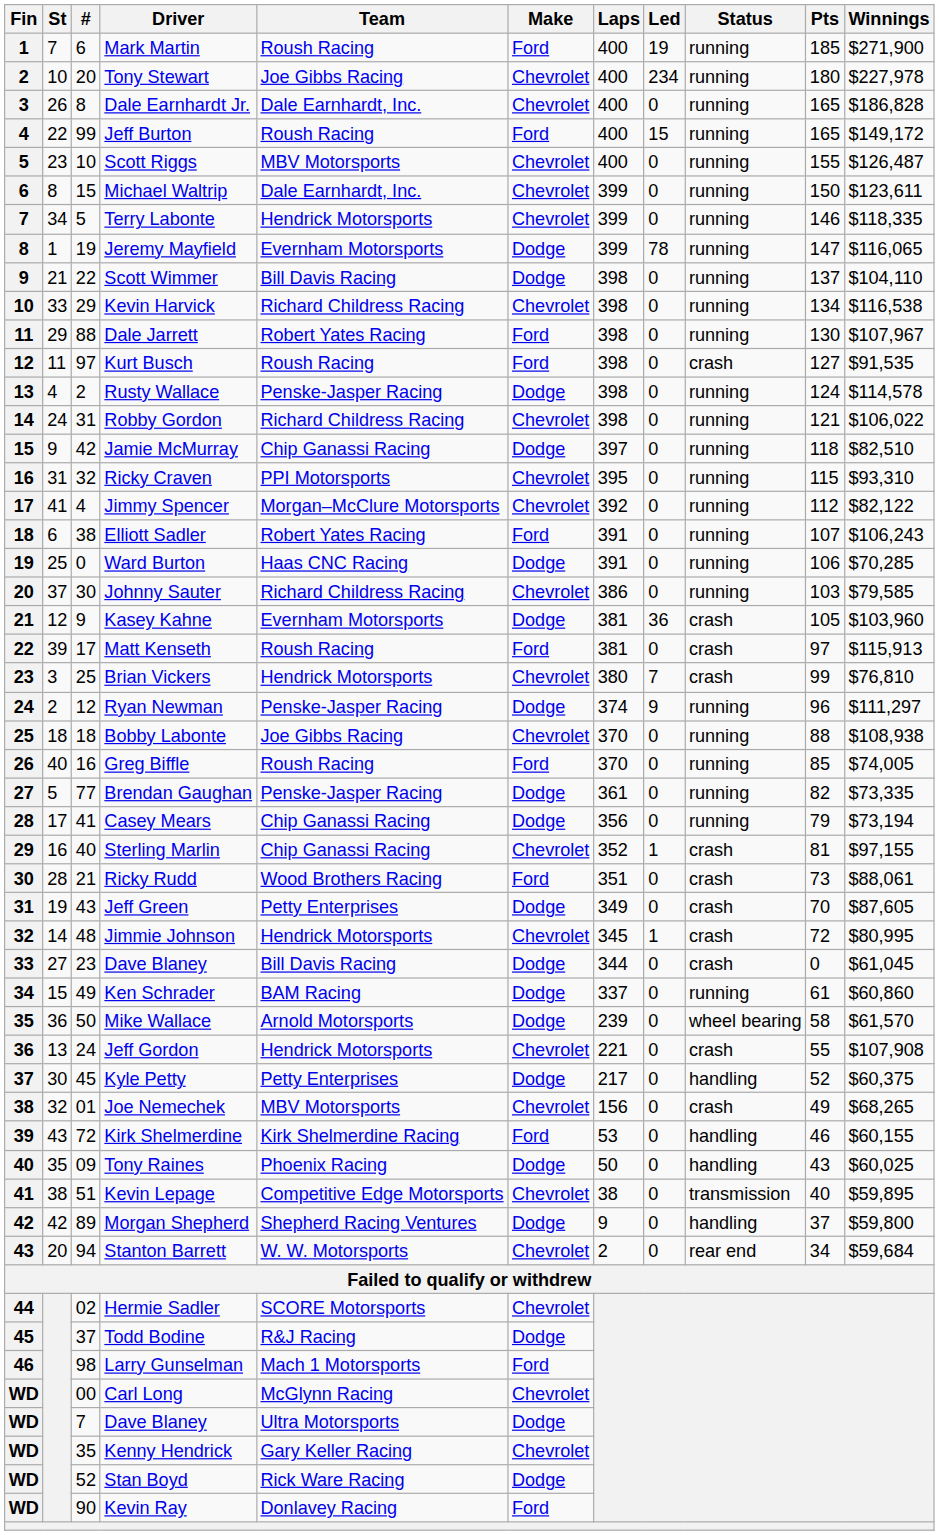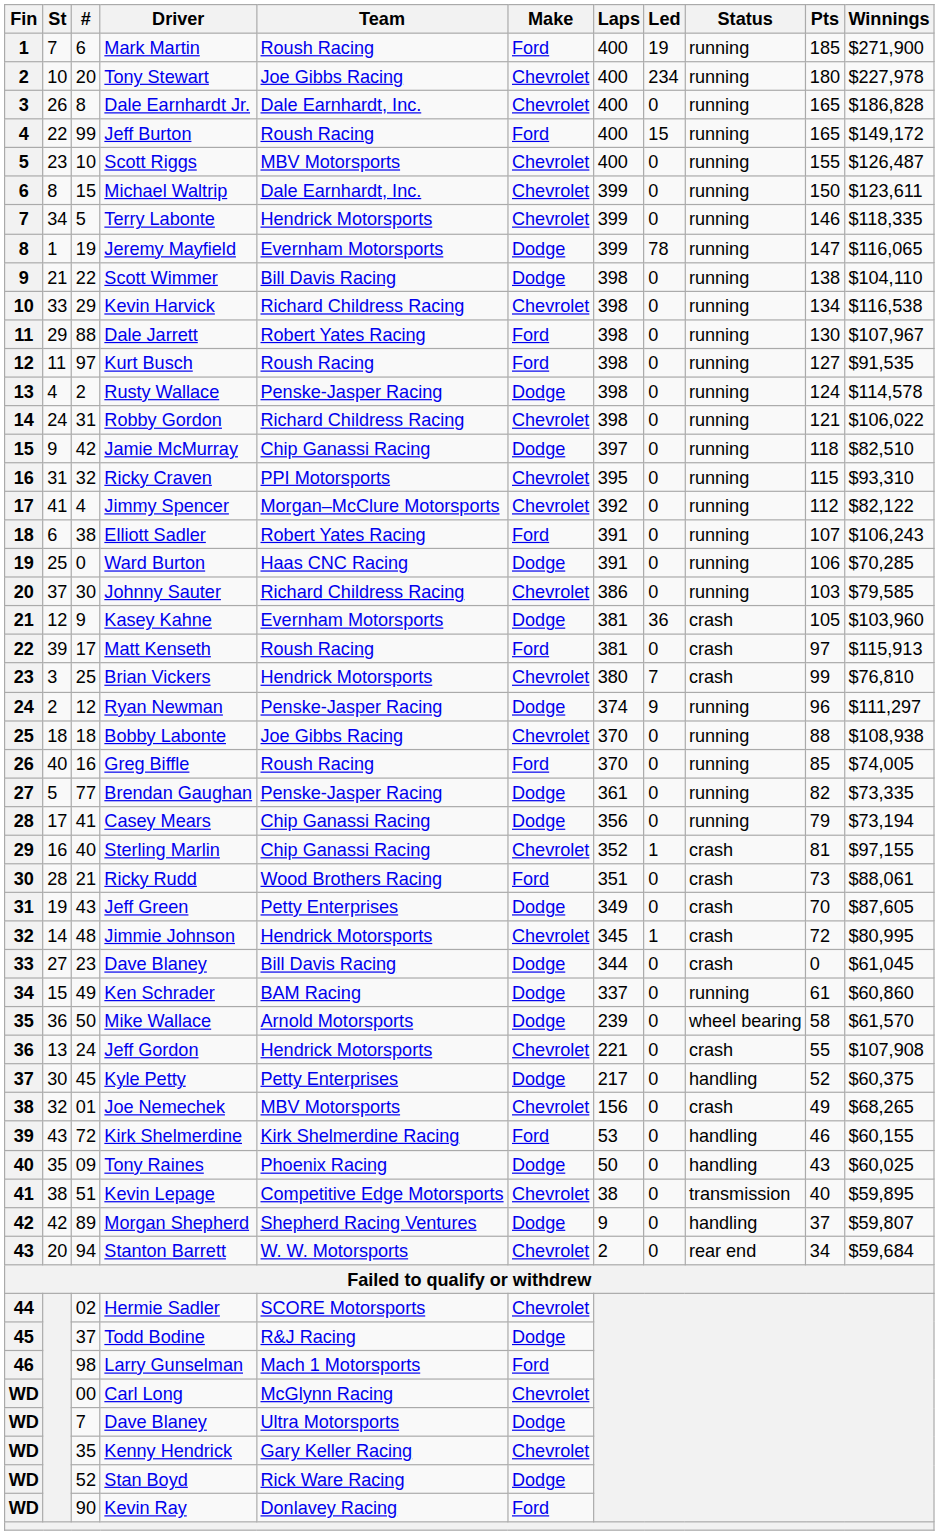(825, 277) 137 -> (825, 277) 138
(711, 363) crash -> (719, 363) running
(881, 1222) $59,800 -> (881, 1222) $59,807
